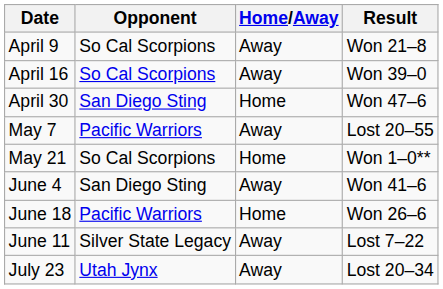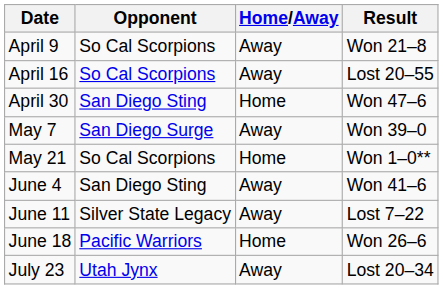(387, 74) Won 39–0 -> (390, 74) Lost 20–55
(141, 130) Pacific Warriors -> (146, 130) San Diego Surge
(390, 130) Lost 20–55 -> (387, 130) Won 39–0
rows swapped: (39, 241) <-> (40, 213)
